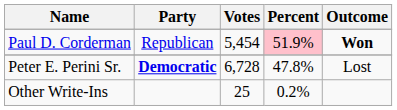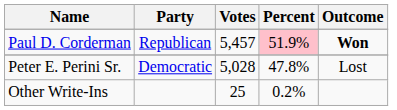(242, 42) 5,454 -> (238, 42) 5,457
(177, 67) bold -> (175, 67) normal
(242, 67) 6,728 -> (238, 67) 5,028
